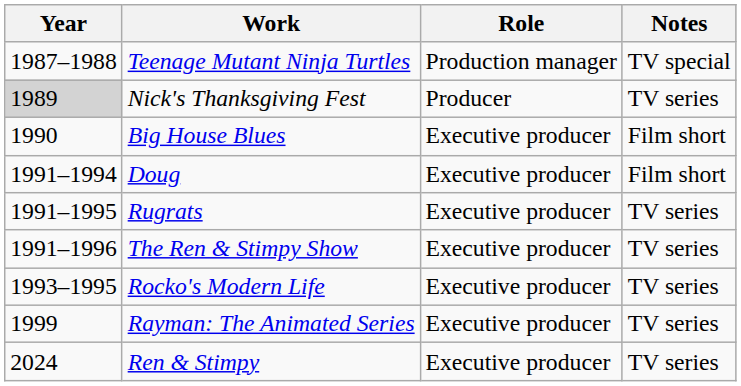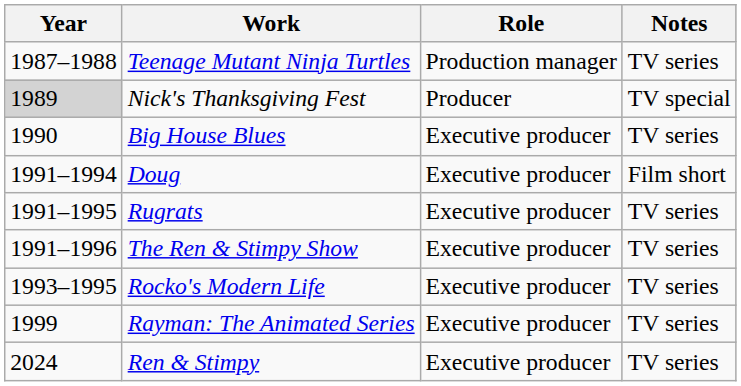(679, 60) TV special -> (673, 60) TV series
(673, 98) TV series -> (679, 98) TV special
(677, 135) Film short -> (673, 135) TV series
